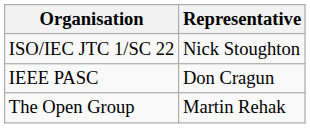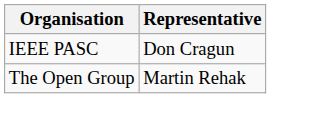- row: (92, 48)
